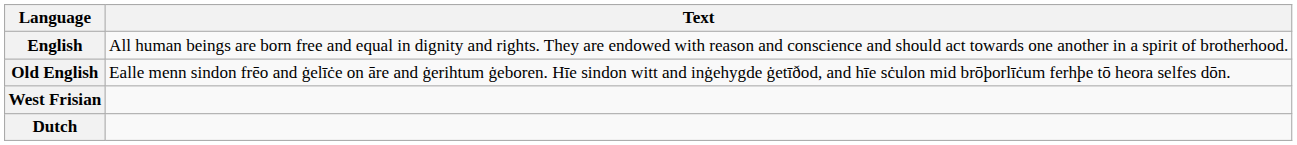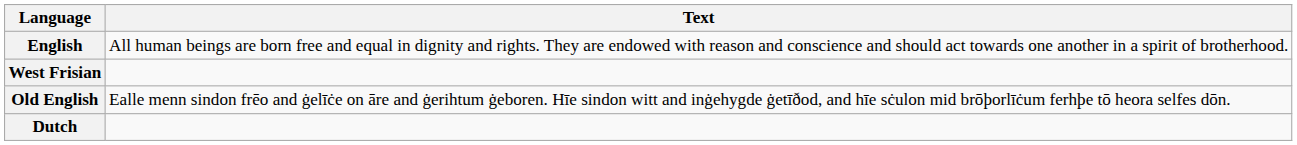rows swapped: (55, 72) <-> (55, 99)
